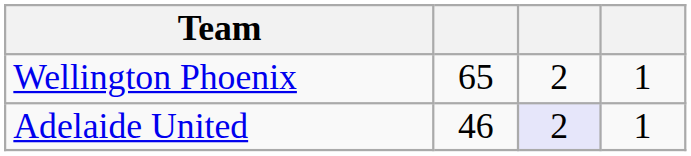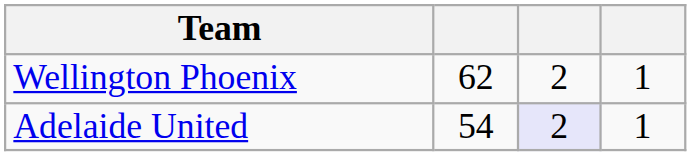(476, 76) 65 -> (476, 76) 62
(476, 125) 46 -> (476, 125) 54
